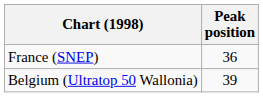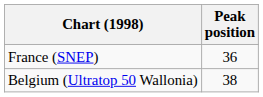(230, 80) 39 -> (230, 80) 38
